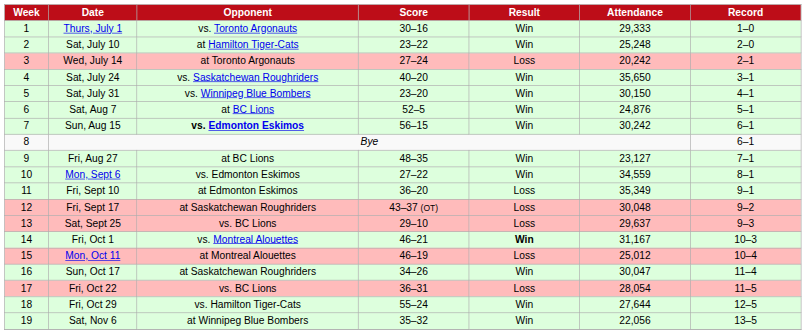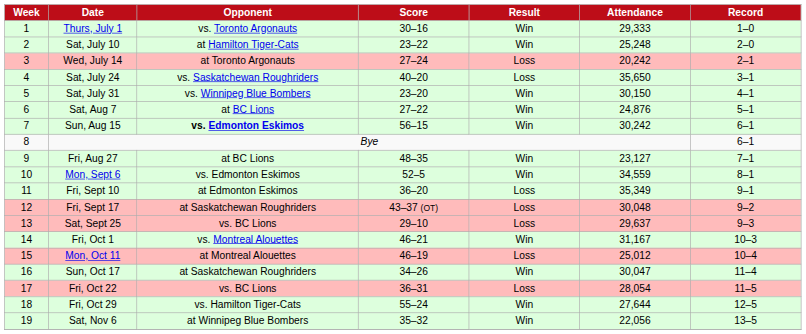(524, 77) Win -> (524, 77) Loss
(414, 110) 52–5 -> (414, 110) 27–22
(414, 175) 27–22 -> (414, 175) 52–5
(524, 239) bold -> (524, 239) normal
